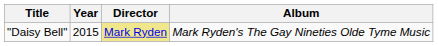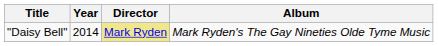(86, 32) 2015 -> (86, 32) 2014
